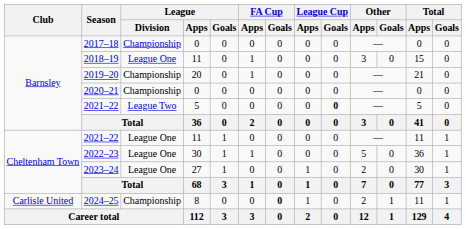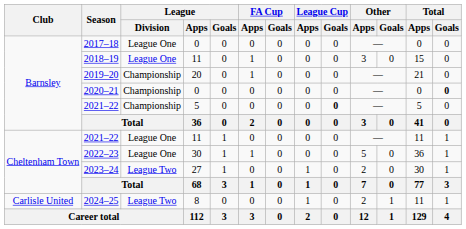(152, 43) Championship -> (152, 43) League One
(447, 91) normal -> (447, 91) bold
(152, 106) League Two -> (152, 106) Championship
(152, 169) League One -> (152, 169) League Two
(152, 201) Championship -> (152, 201) League Two
(280, 201) bold -> (280, 201) normal
